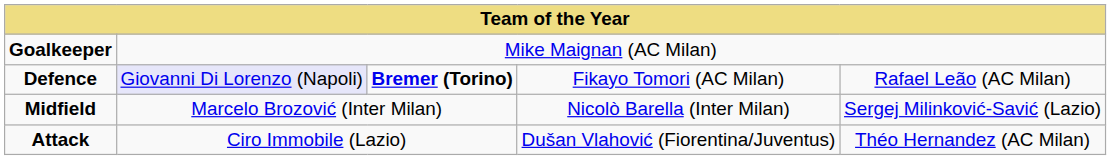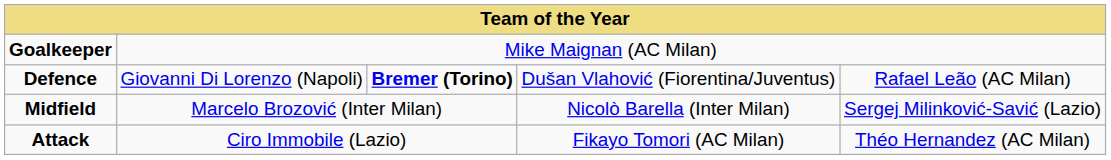(242, 79) lavender background -> (242, 79) no background
(678, 79) Fikayo Tomori (AC Milan) -> (678, 79) Dušan Vlahović (Fiorentina/Juventus)
(678, 139) Dušan Vlahović (Fiorentina/Juventus) -> (678, 139) Fikayo Tomori (AC Milan)
